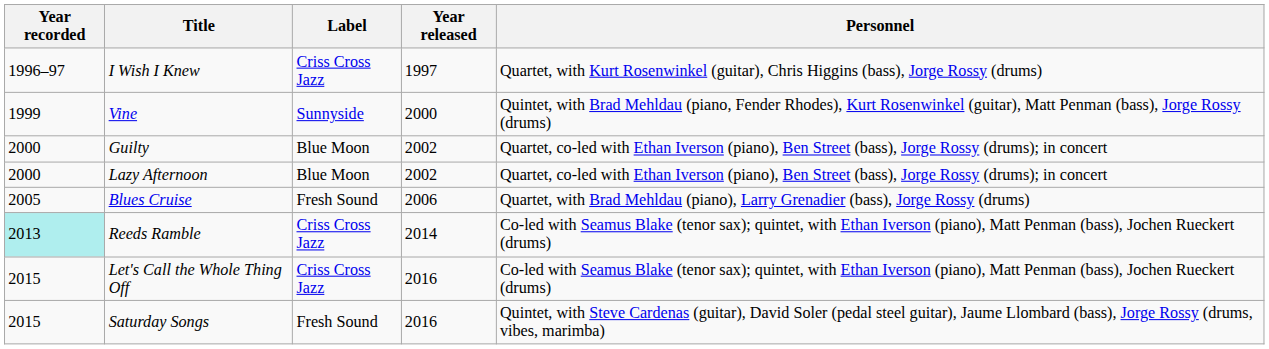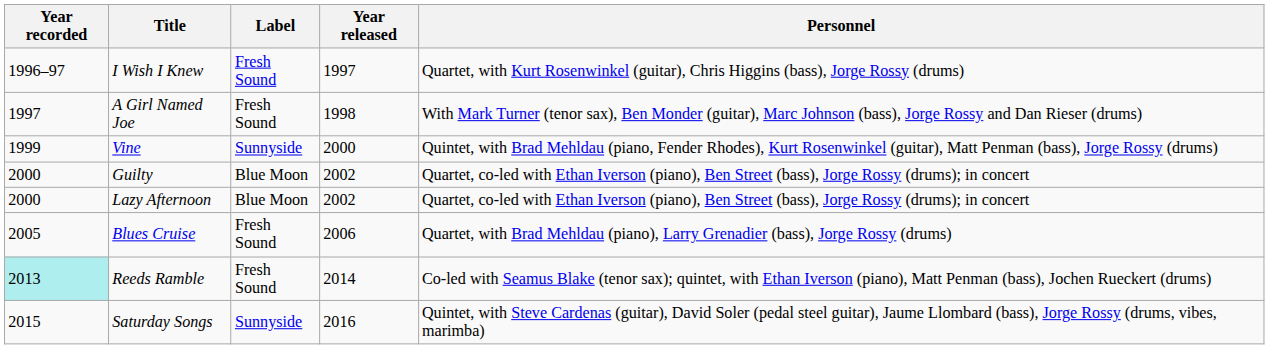(334, 70) Criss Cross Jazz -> (256, 70) Fresh Sound
+ row: (157, 114)
(334, 234) Criss Cross Jazz -> (256, 278) Fresh Sound
- row: (195, 278)
(337, 322) Fresh Sound -> (269, 322) Sunnyside
